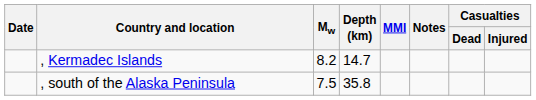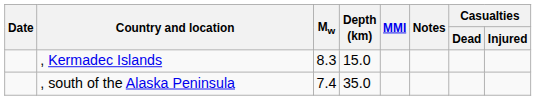(326, 60) 8.2 -> (326, 60) 8.3
(357, 60) 14.7 -> (357, 60) 15.0
(326, 83) 7.5 -> (326, 83) 7.4
(357, 83) 35.8 -> (357, 83) 35.0
